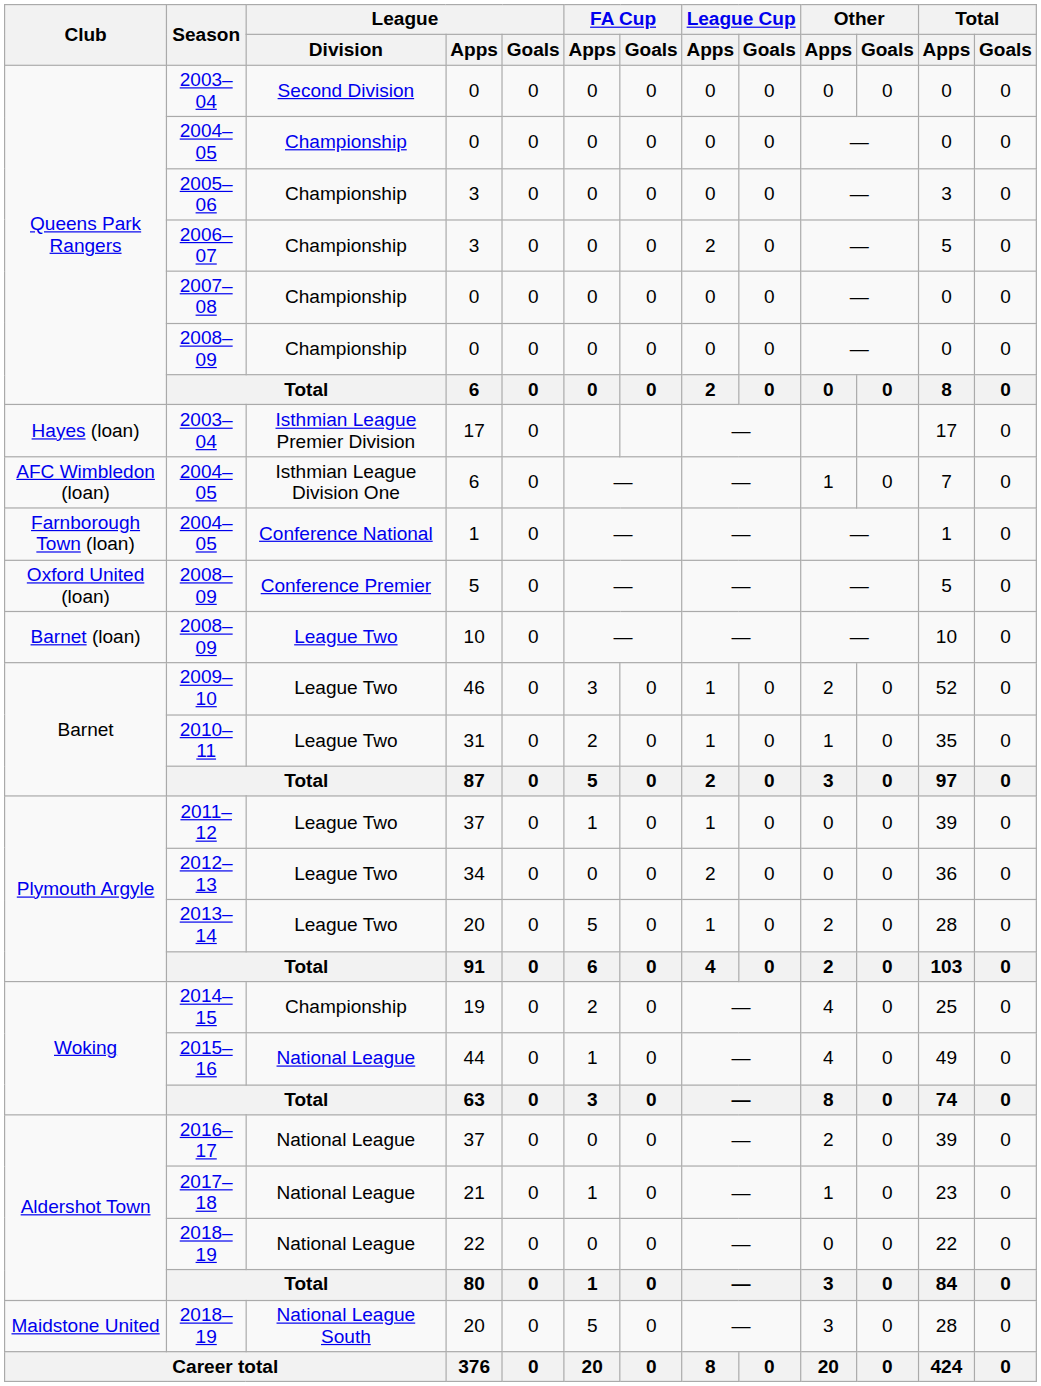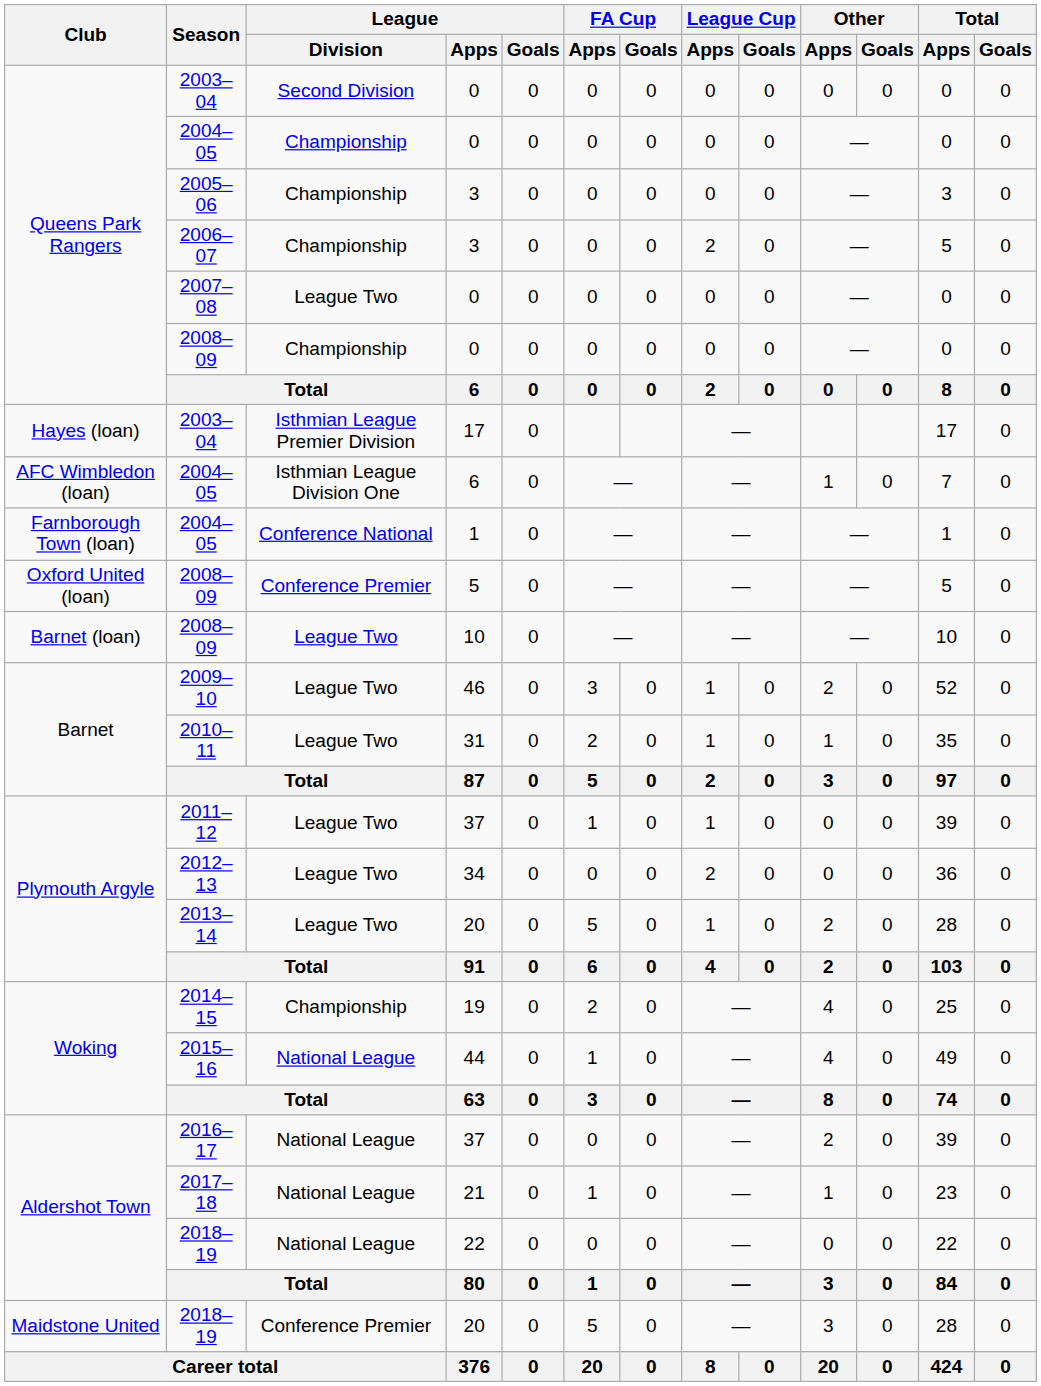(346, 297) Championship -> (346, 297) League Two
(346, 1325) National League South -> (346, 1325) Conference Premier
